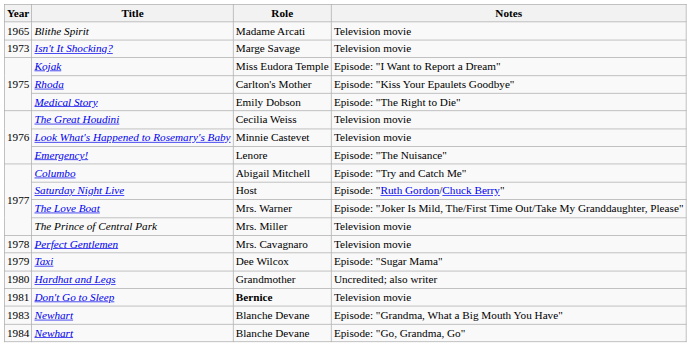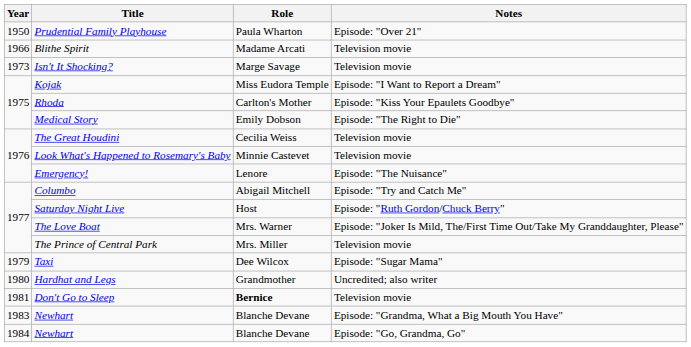+ row: (100, 31)
(18, 31) 1965 -> (18, 48) 1966
- row: (76, 244)
